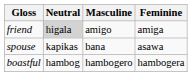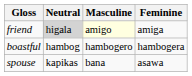(98, 29) no background -> (98, 29) lightyellow background
rows swapped: (24, 63) <-> (21, 46)
